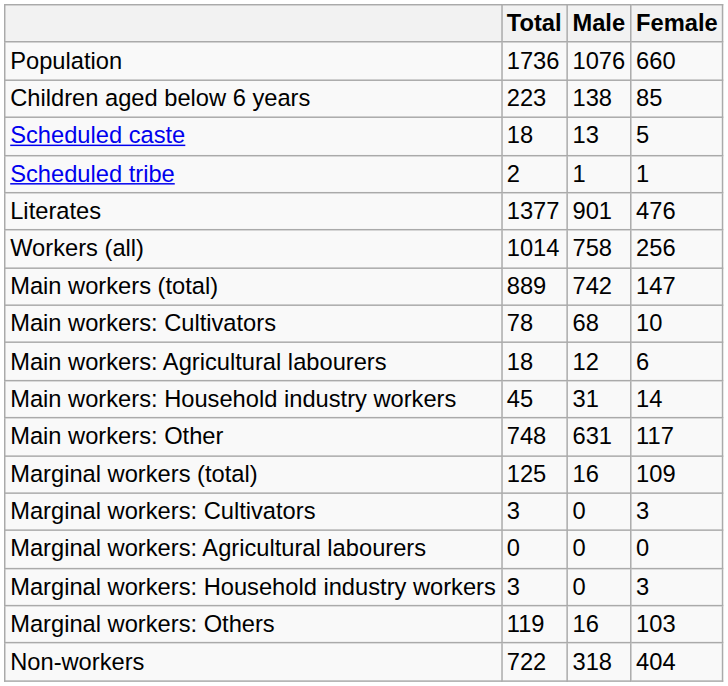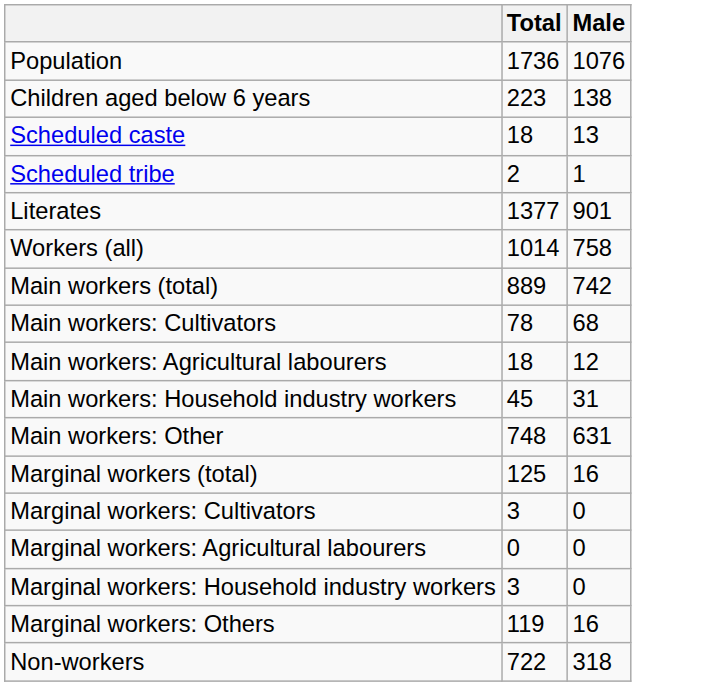- column: (677, 23)
